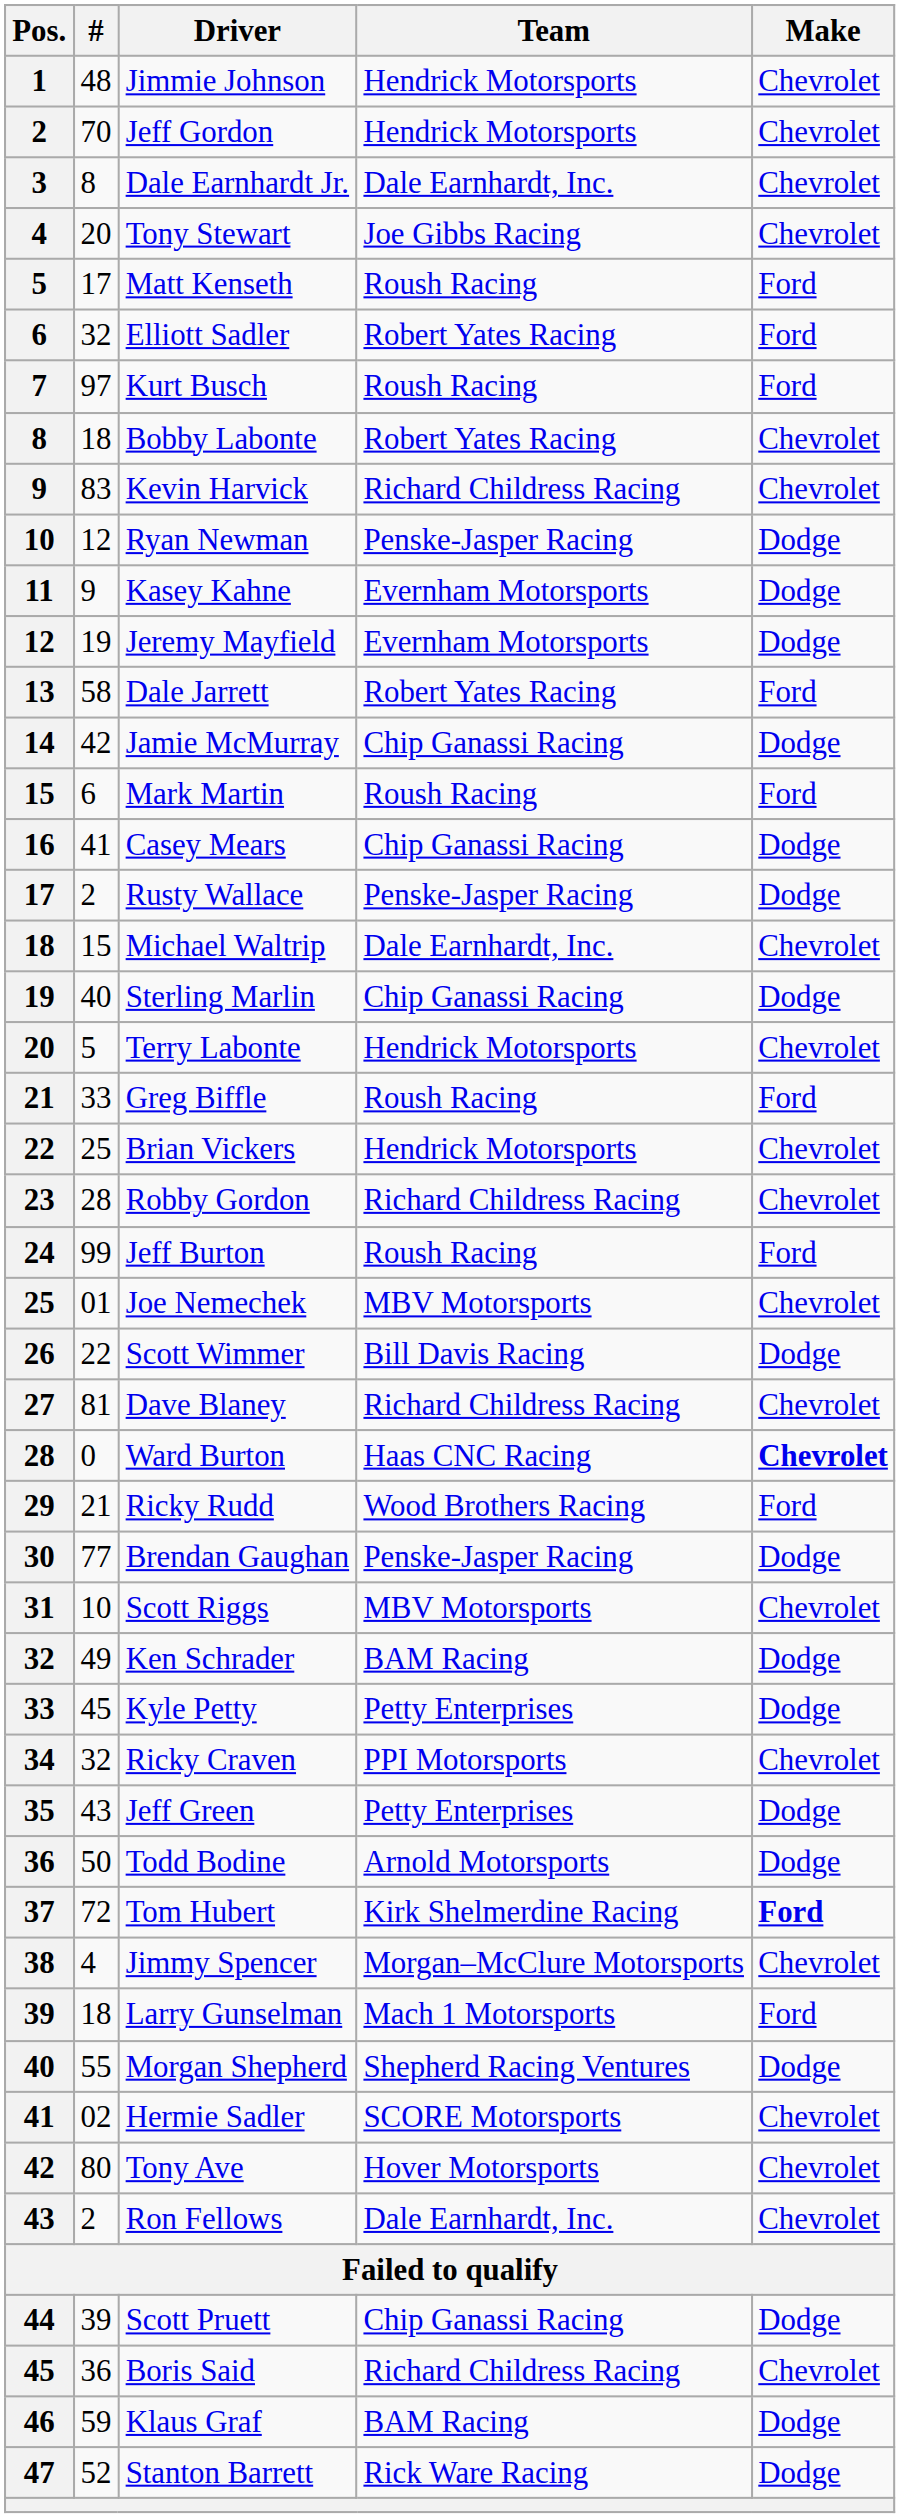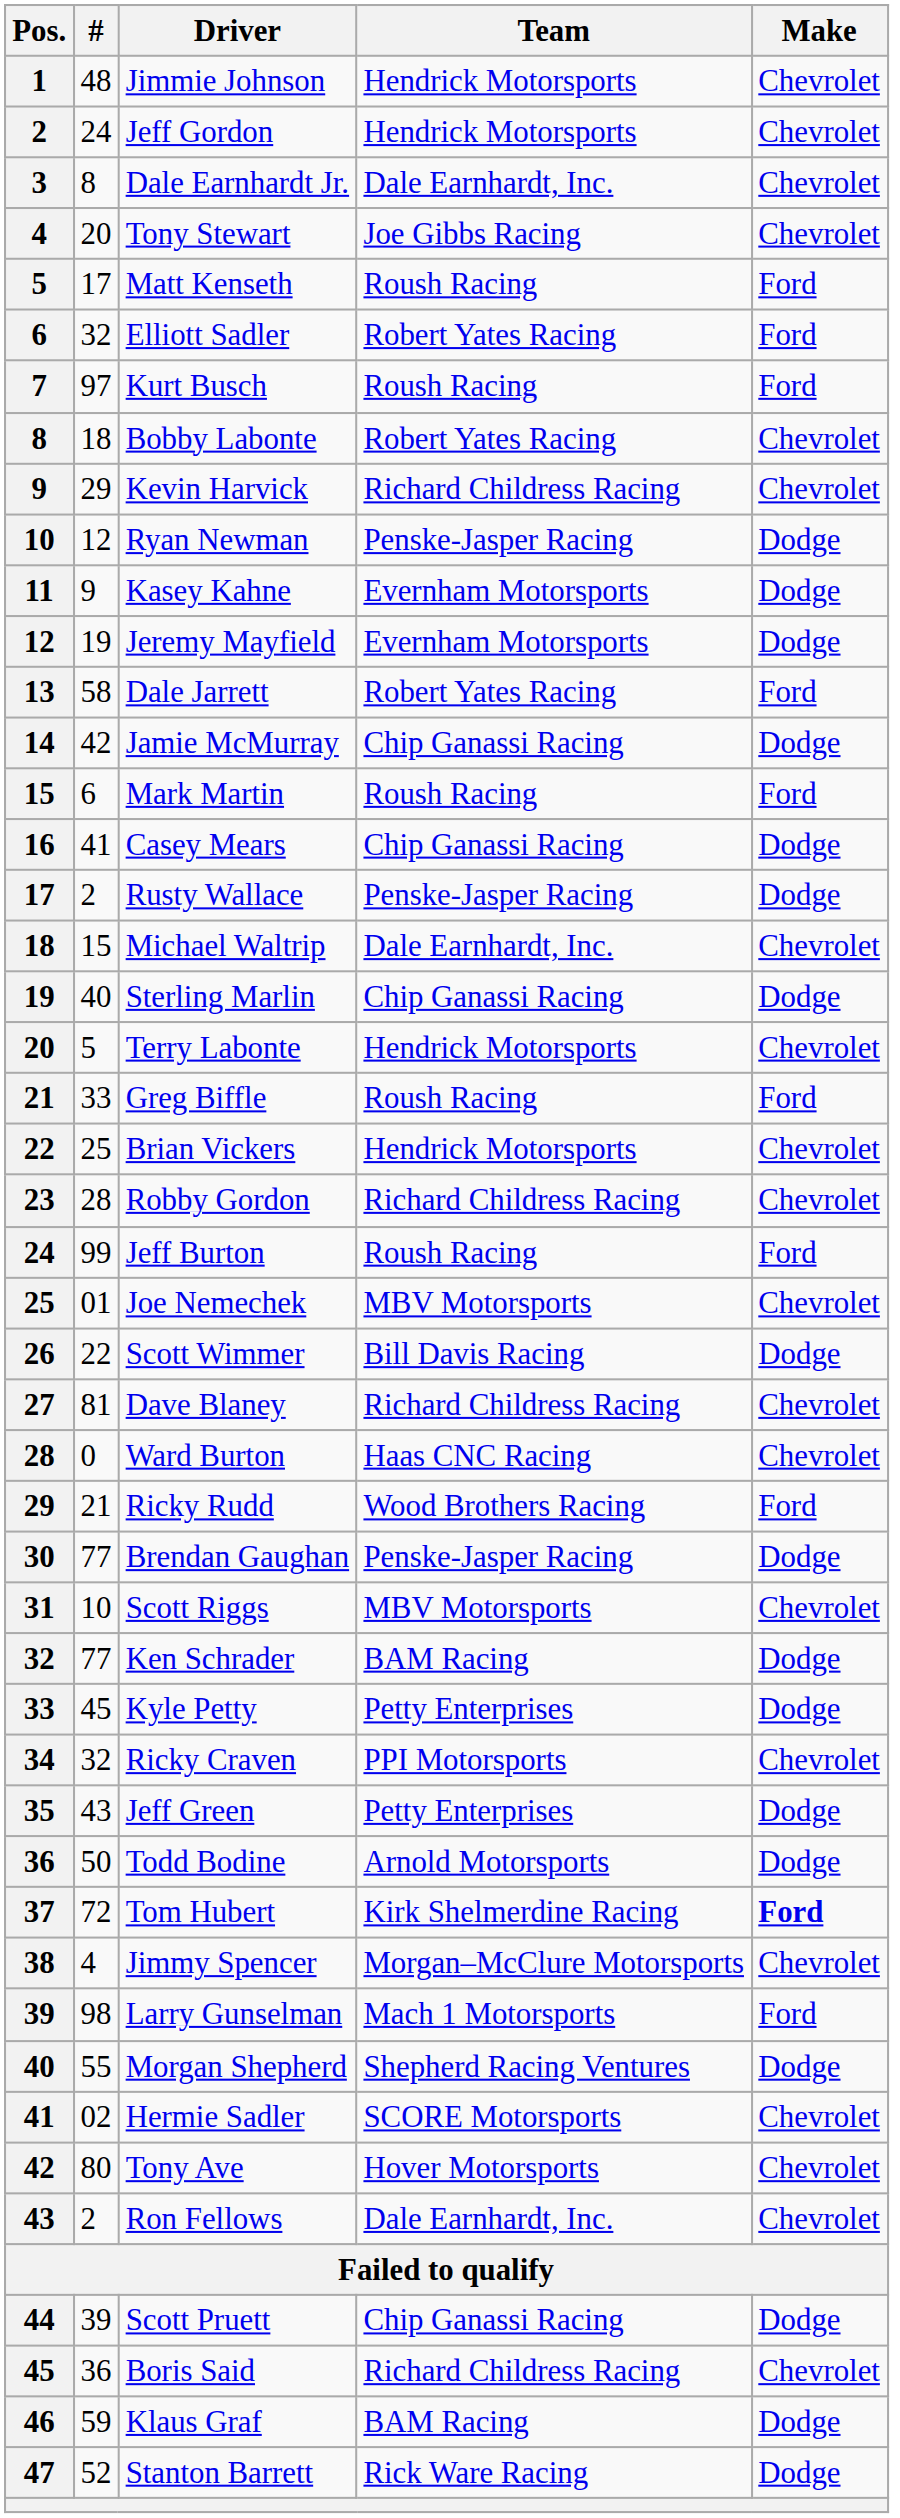(96, 131) 70 -> (96, 131) 24
(96, 488) 83 -> (96, 488) 29
(823, 1454) bold -> (819, 1454) normal
(96, 1658) 49 -> (96, 1658) 77
(96, 2014) 18 -> (96, 2014) 98
